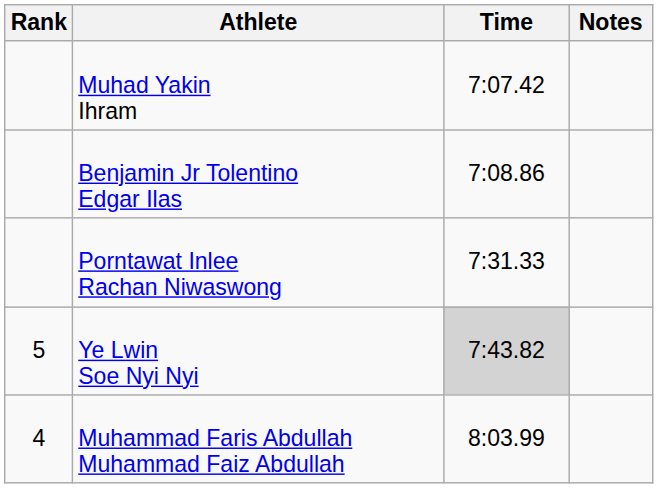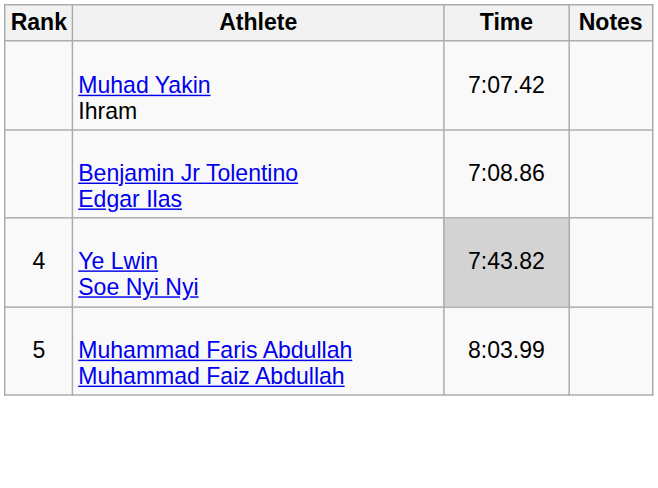- row: (180, 274)
(39, 350) 5 -> (39, 261) 4
(39, 438) 4 -> (39, 350) 5
